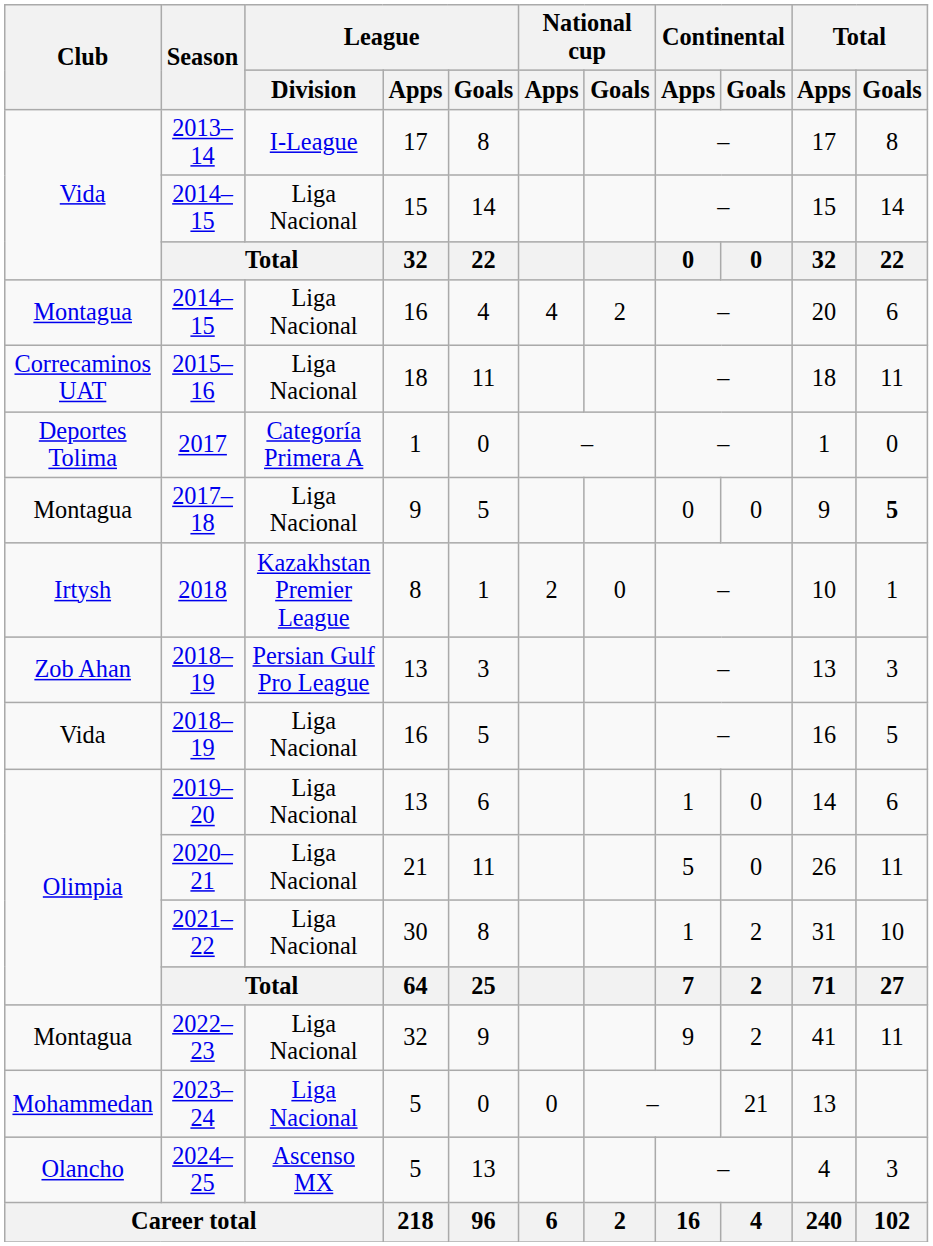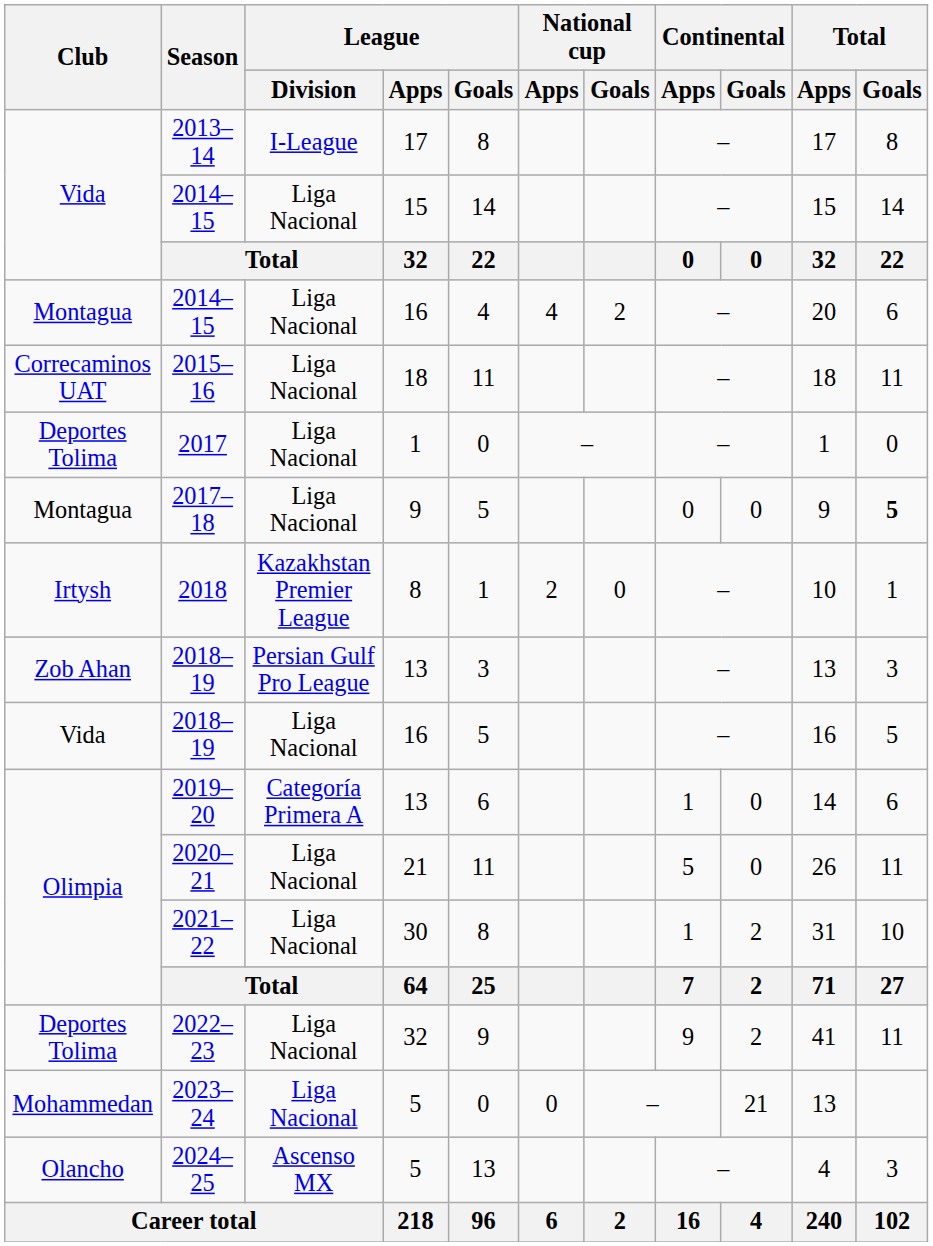(314, 444) Categoría Primera A -> (314, 444) Liga Nacional
(314, 801) Liga Nacional -> (314, 801) Categoría Primera A
(83, 1037) Montagua -> (83, 1037) Deportes Tolima
